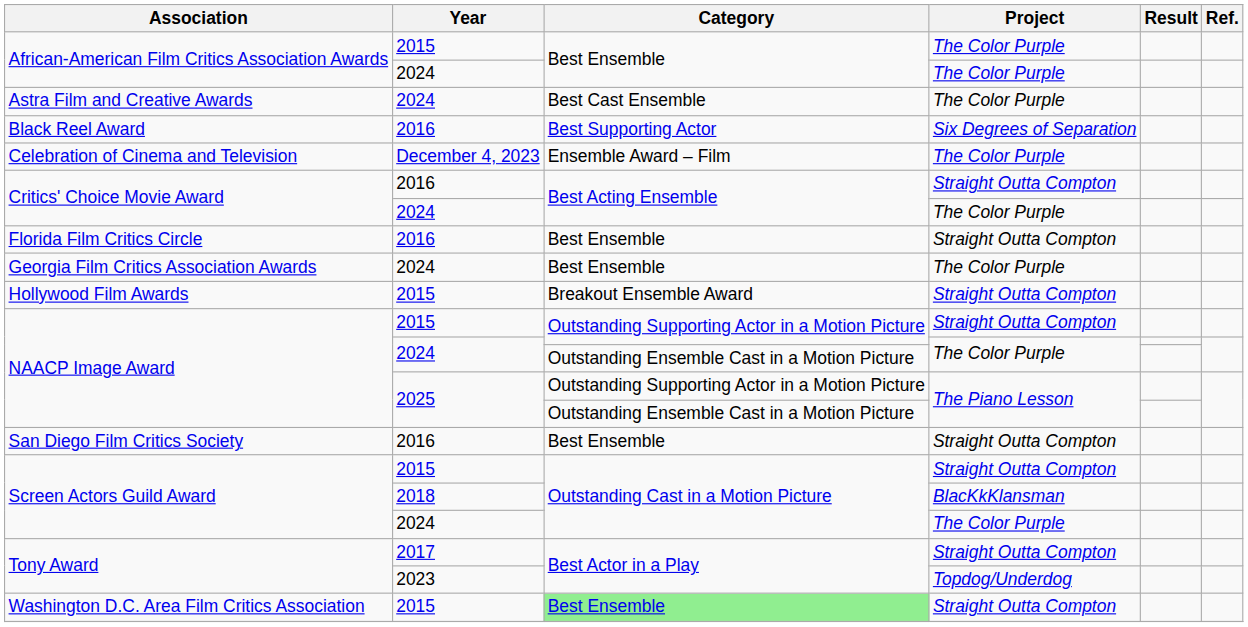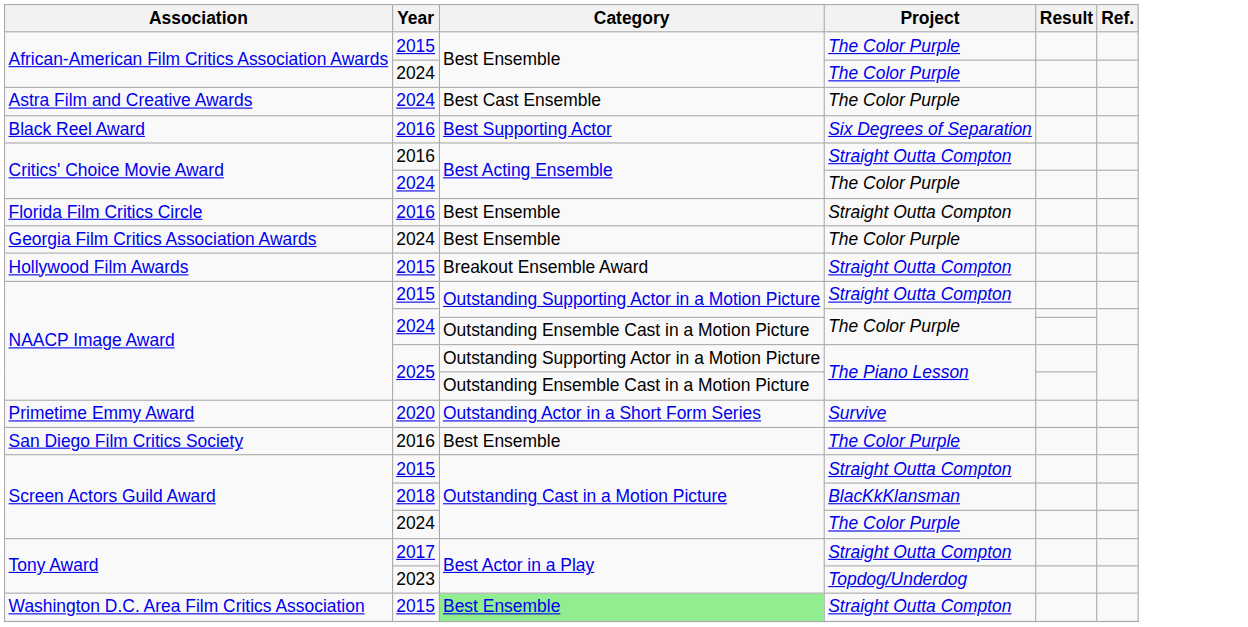- row: (153, 156)
+ row: (101, 413)
(1024, 441) Straight Outta Compton -> (894, 441) The Color Purple
